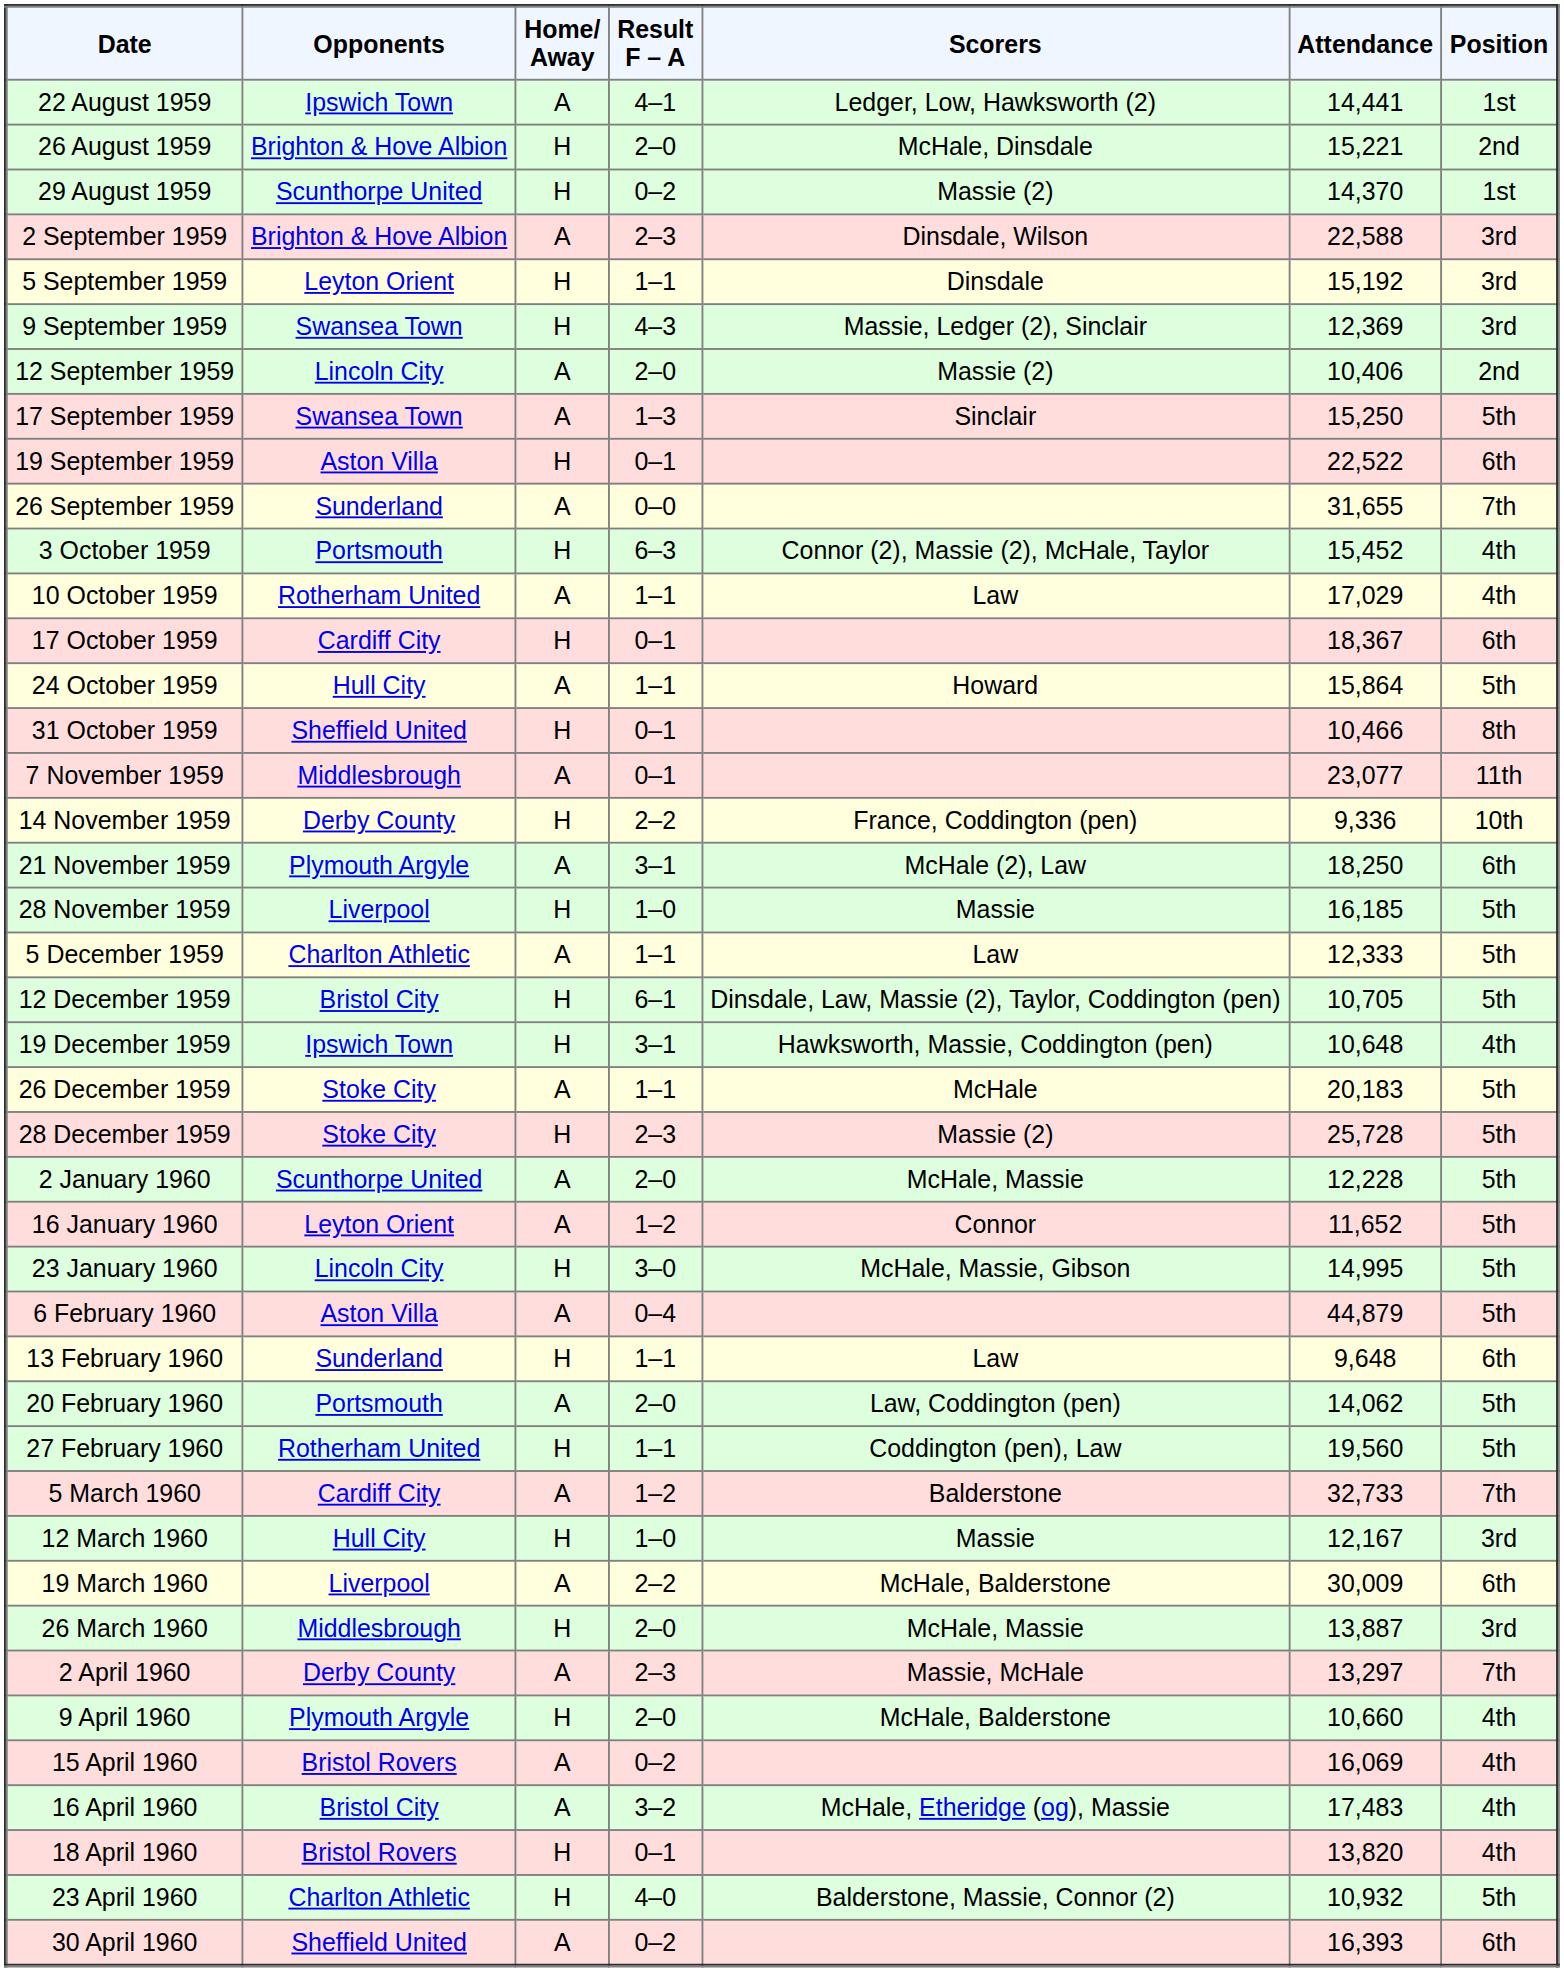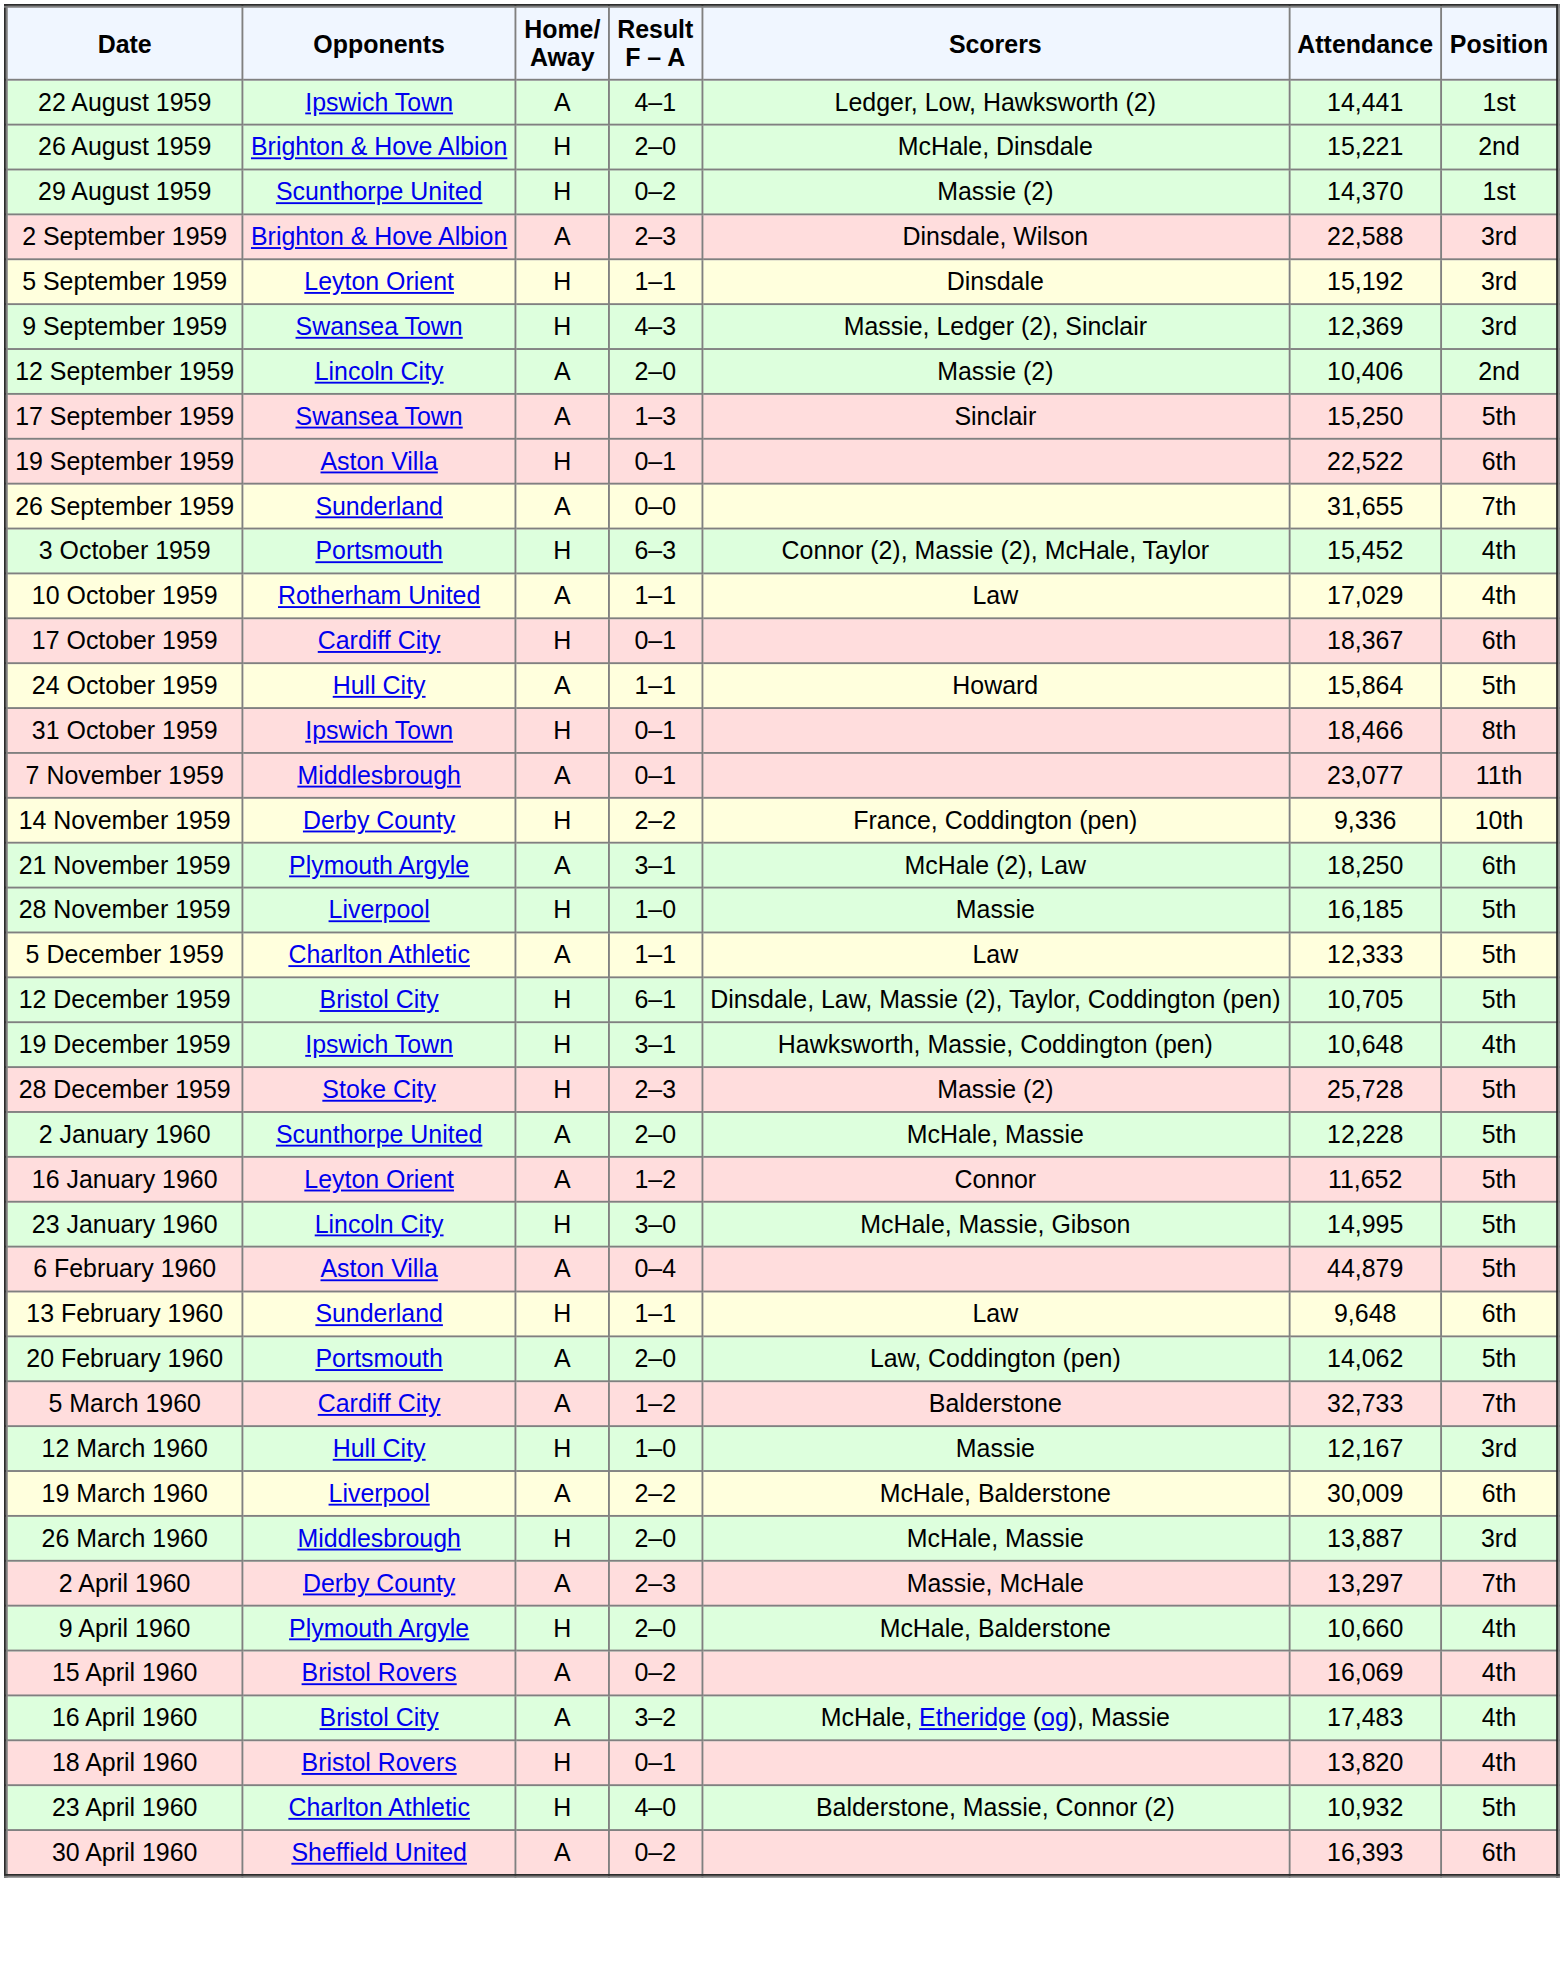(379, 730) Sheffield United -> (379, 730) Ipswich Town
(1365, 730) 10,466 -> (1365, 730) 18,466
- row: (125, 1090)
- row: (125, 1449)
